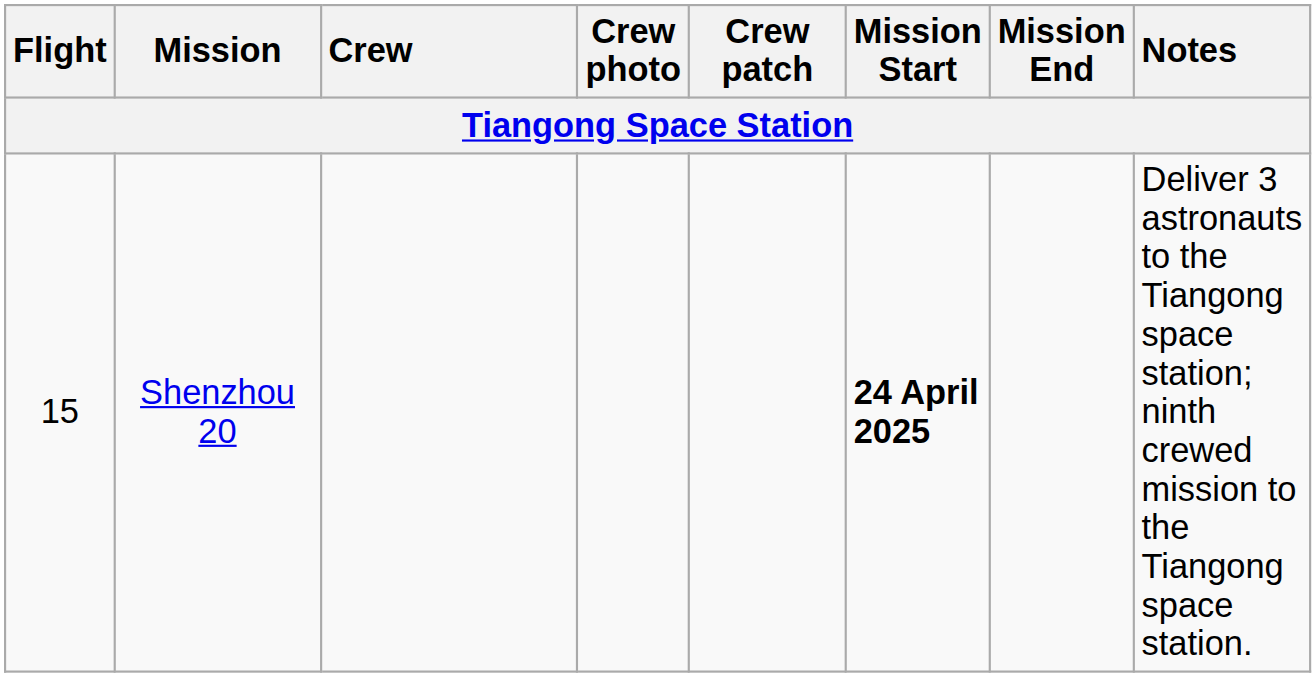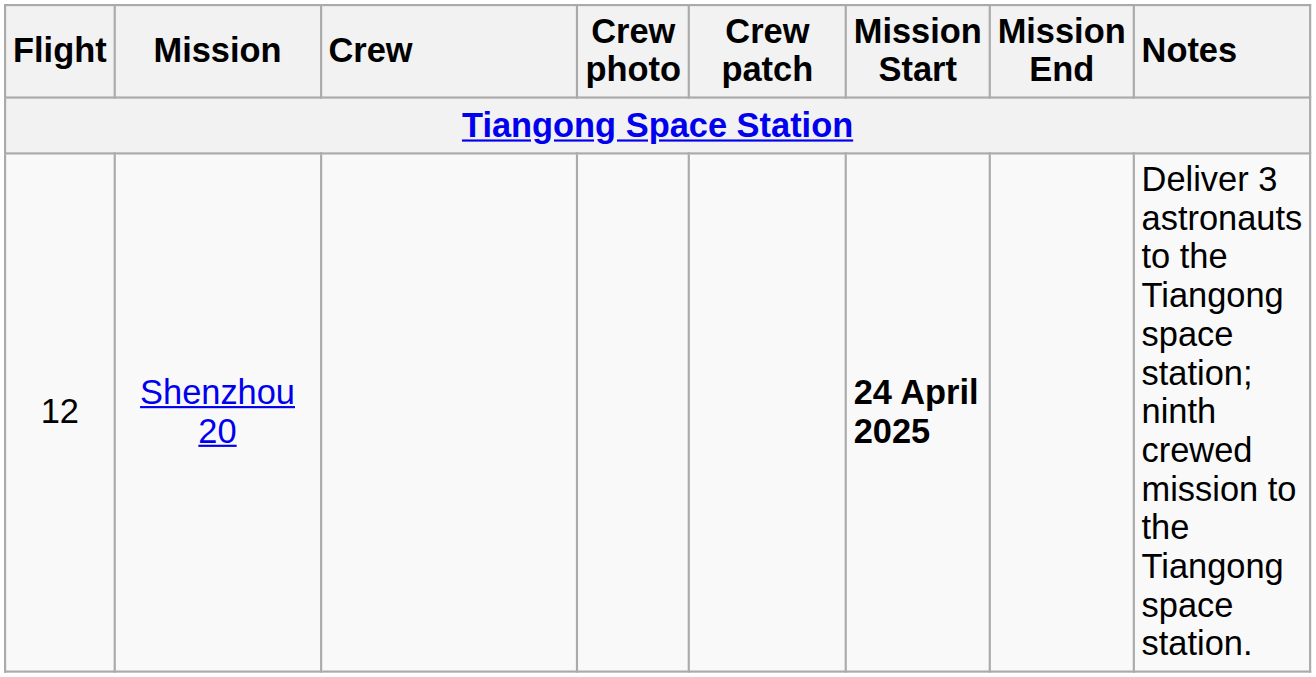(60, 411) 15 -> (60, 411) 12
